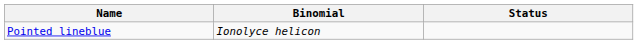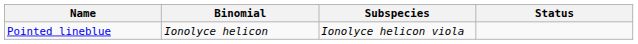+ column: (397, 13)
